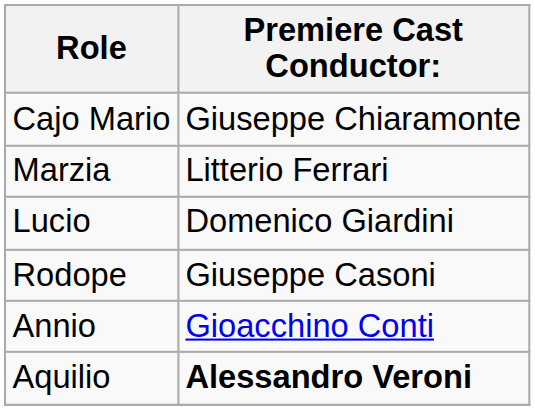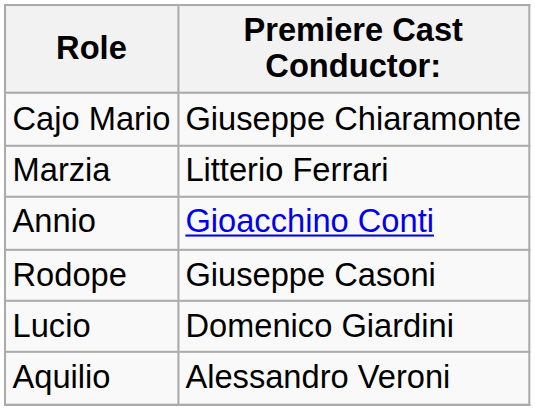rows swapped: (54, 325) <-> (52, 222)
(329, 377) bold -> (318, 377) normal
